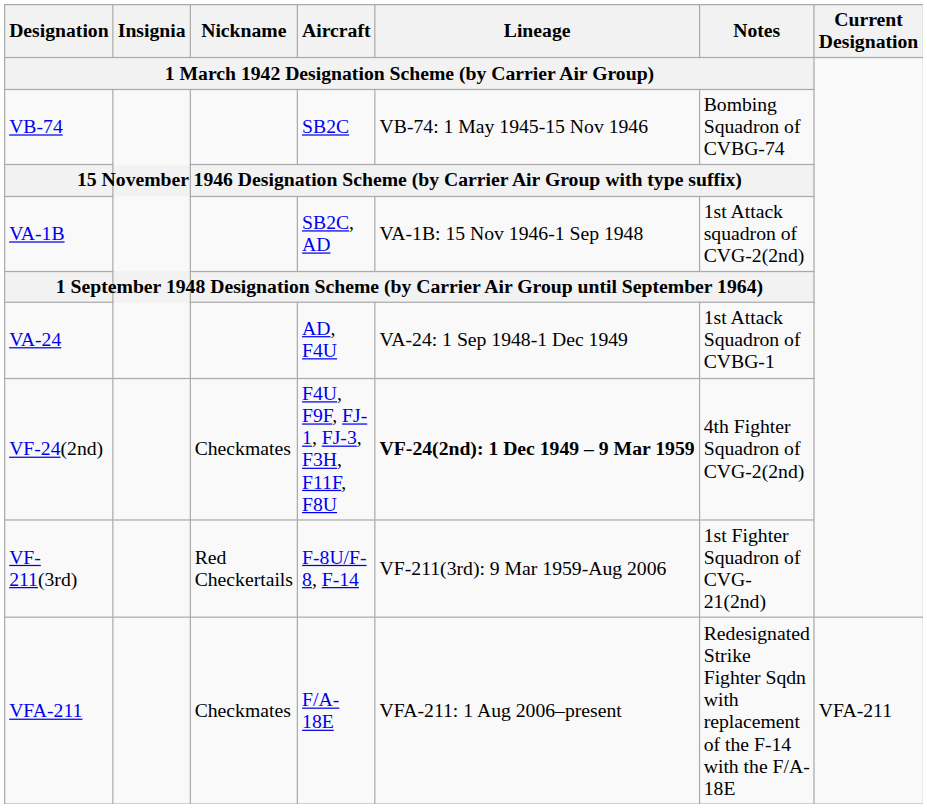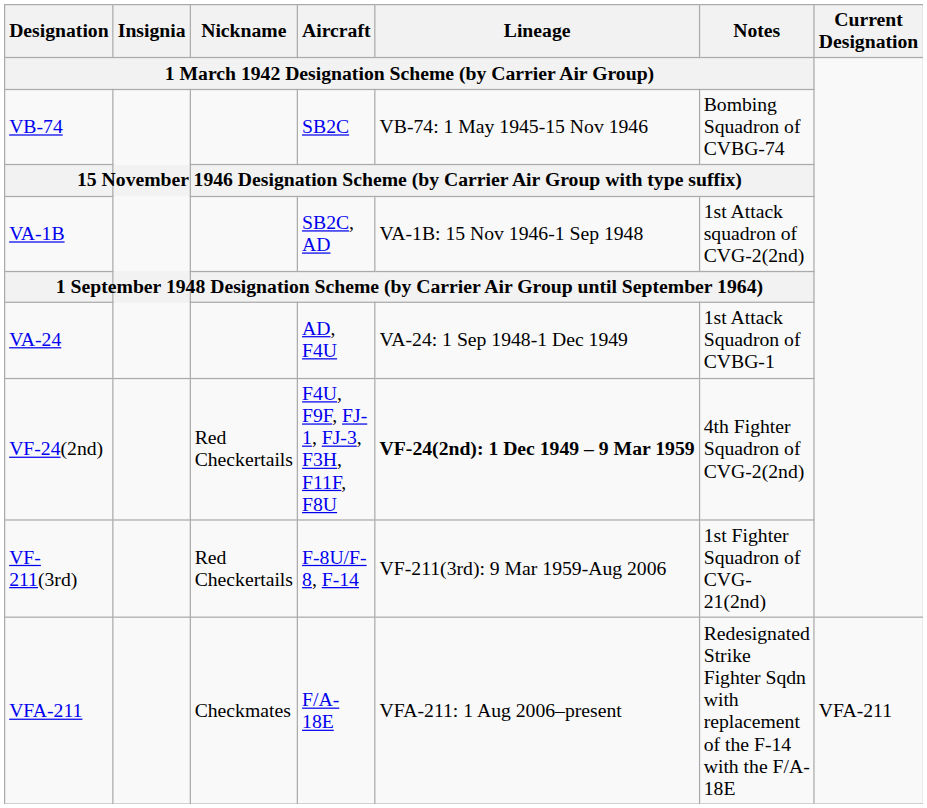(243, 448) Checkmates -> (244, 448) Red Checkertails
